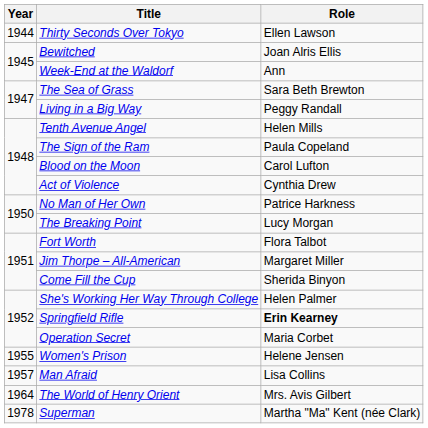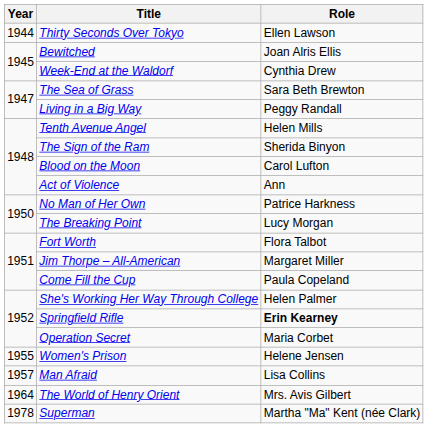(274, 71) Ann -> (300, 71) Cynthia Drew
(306, 147) Paula Copeland -> (304, 147) Sherida Binyon
(300, 185) Cynthia Drew -> (274, 185) Ann
(304, 280) Sherida Binyon -> (306, 280) Paula Copeland
